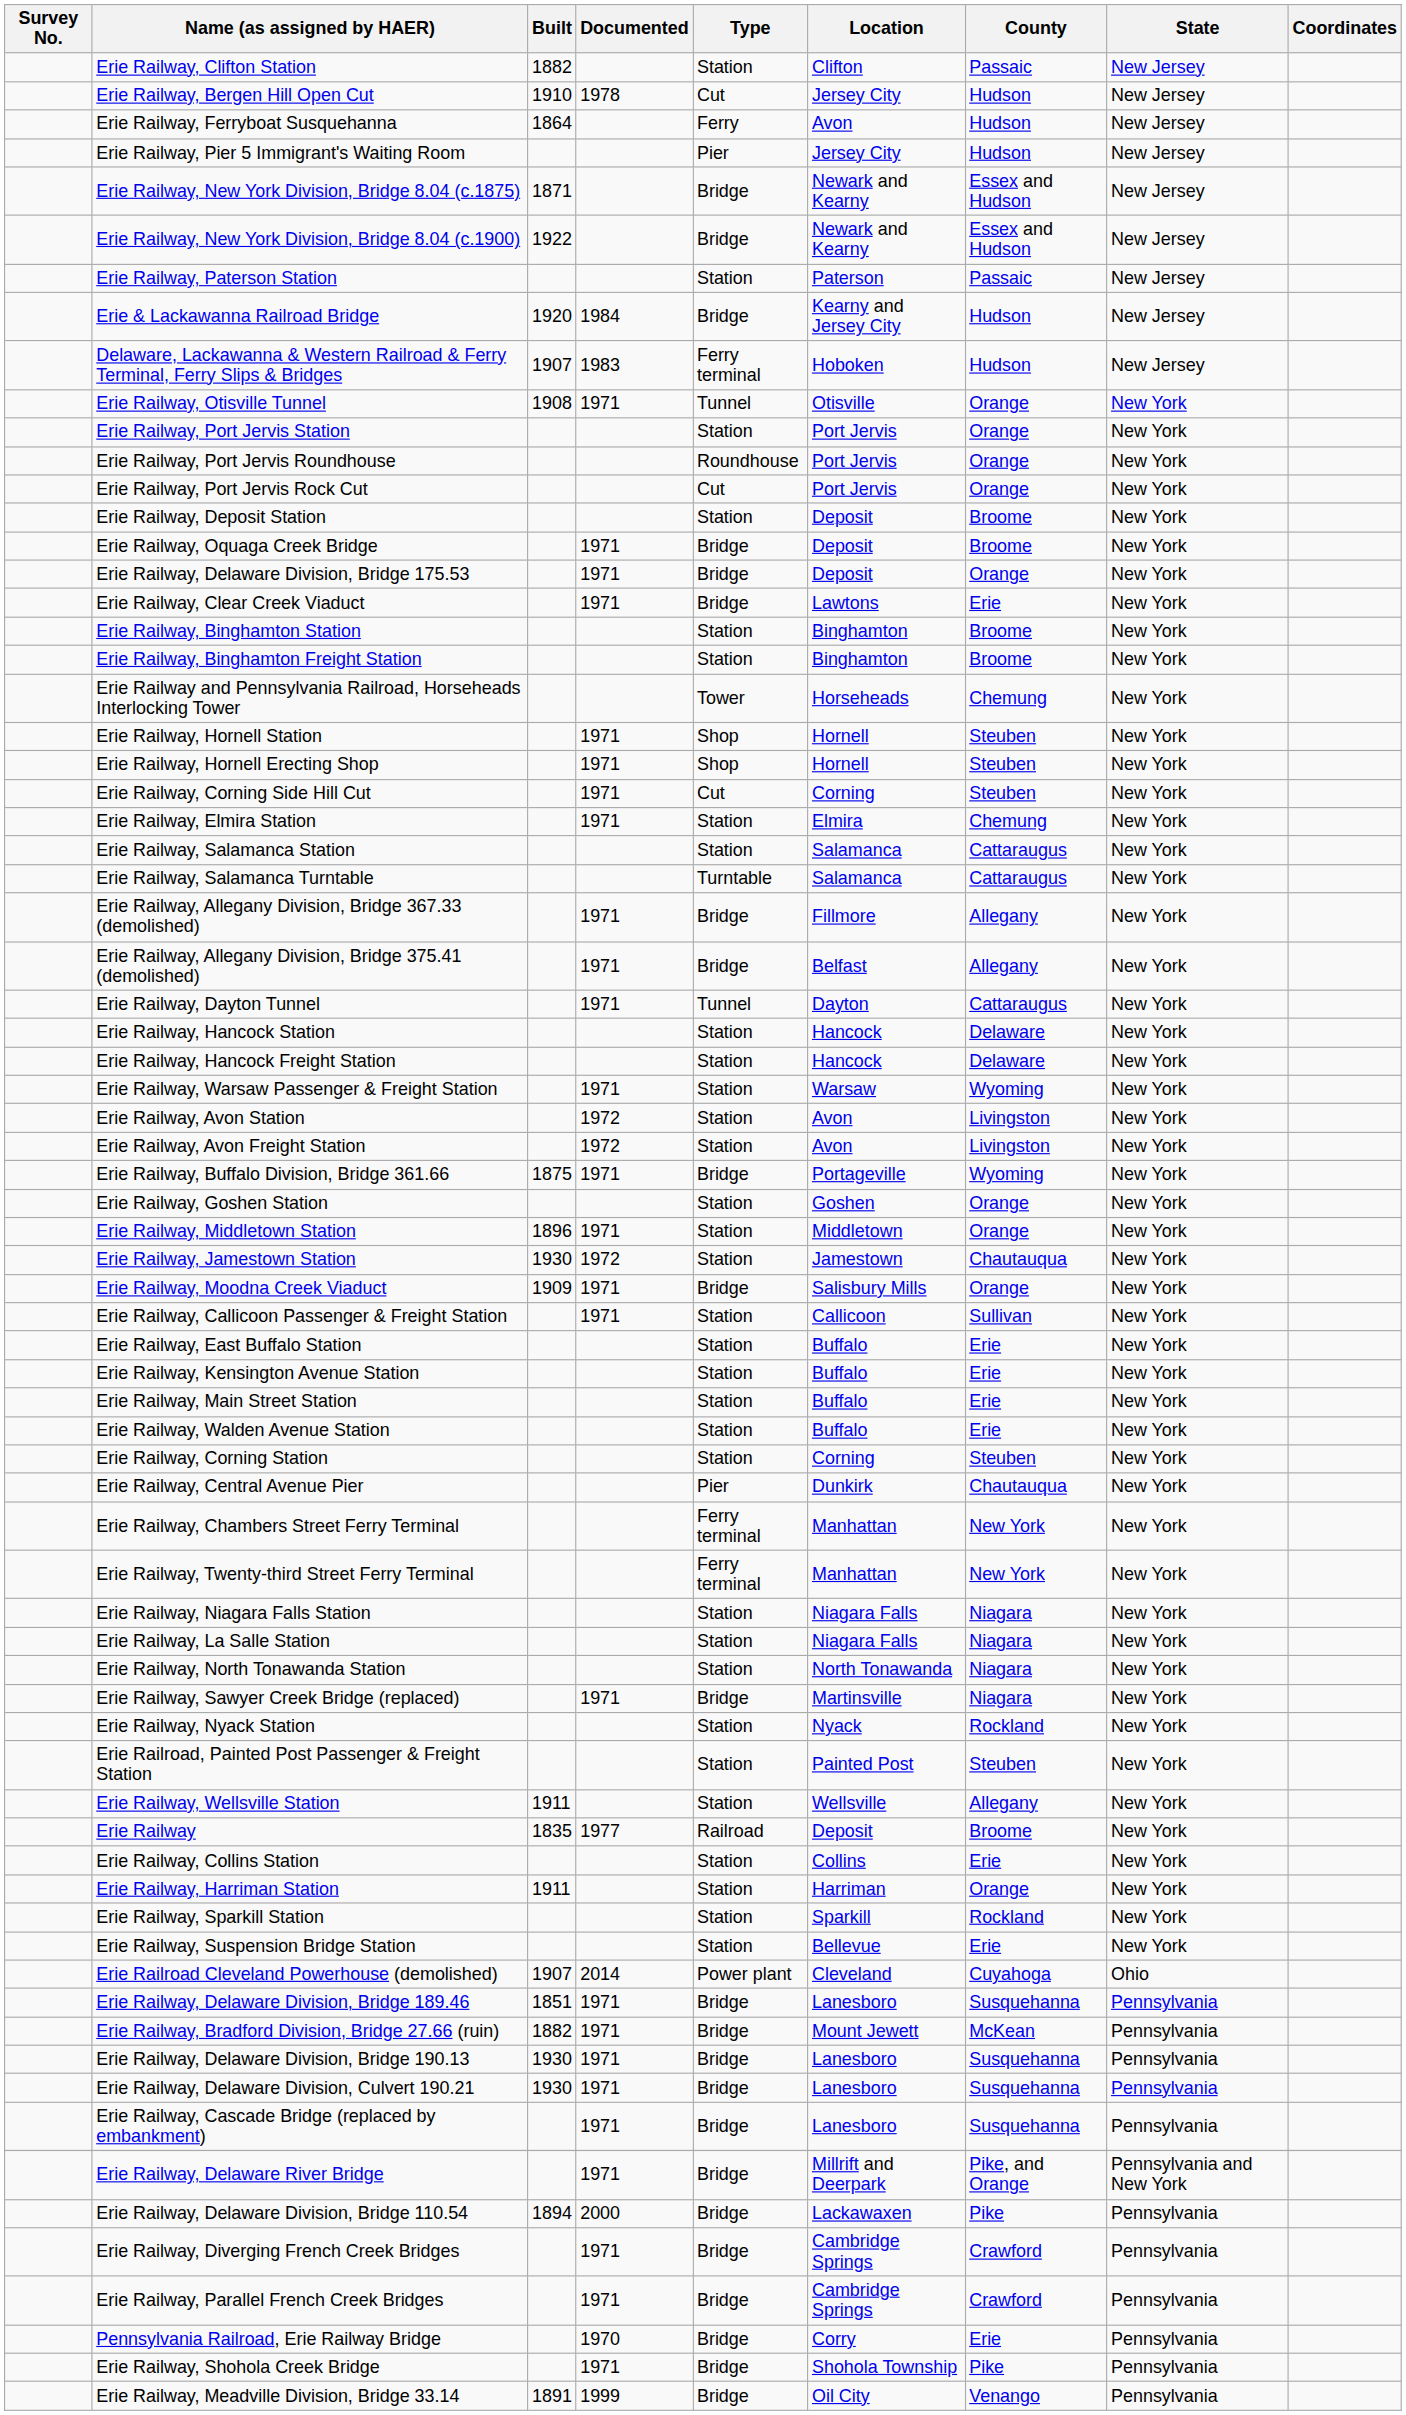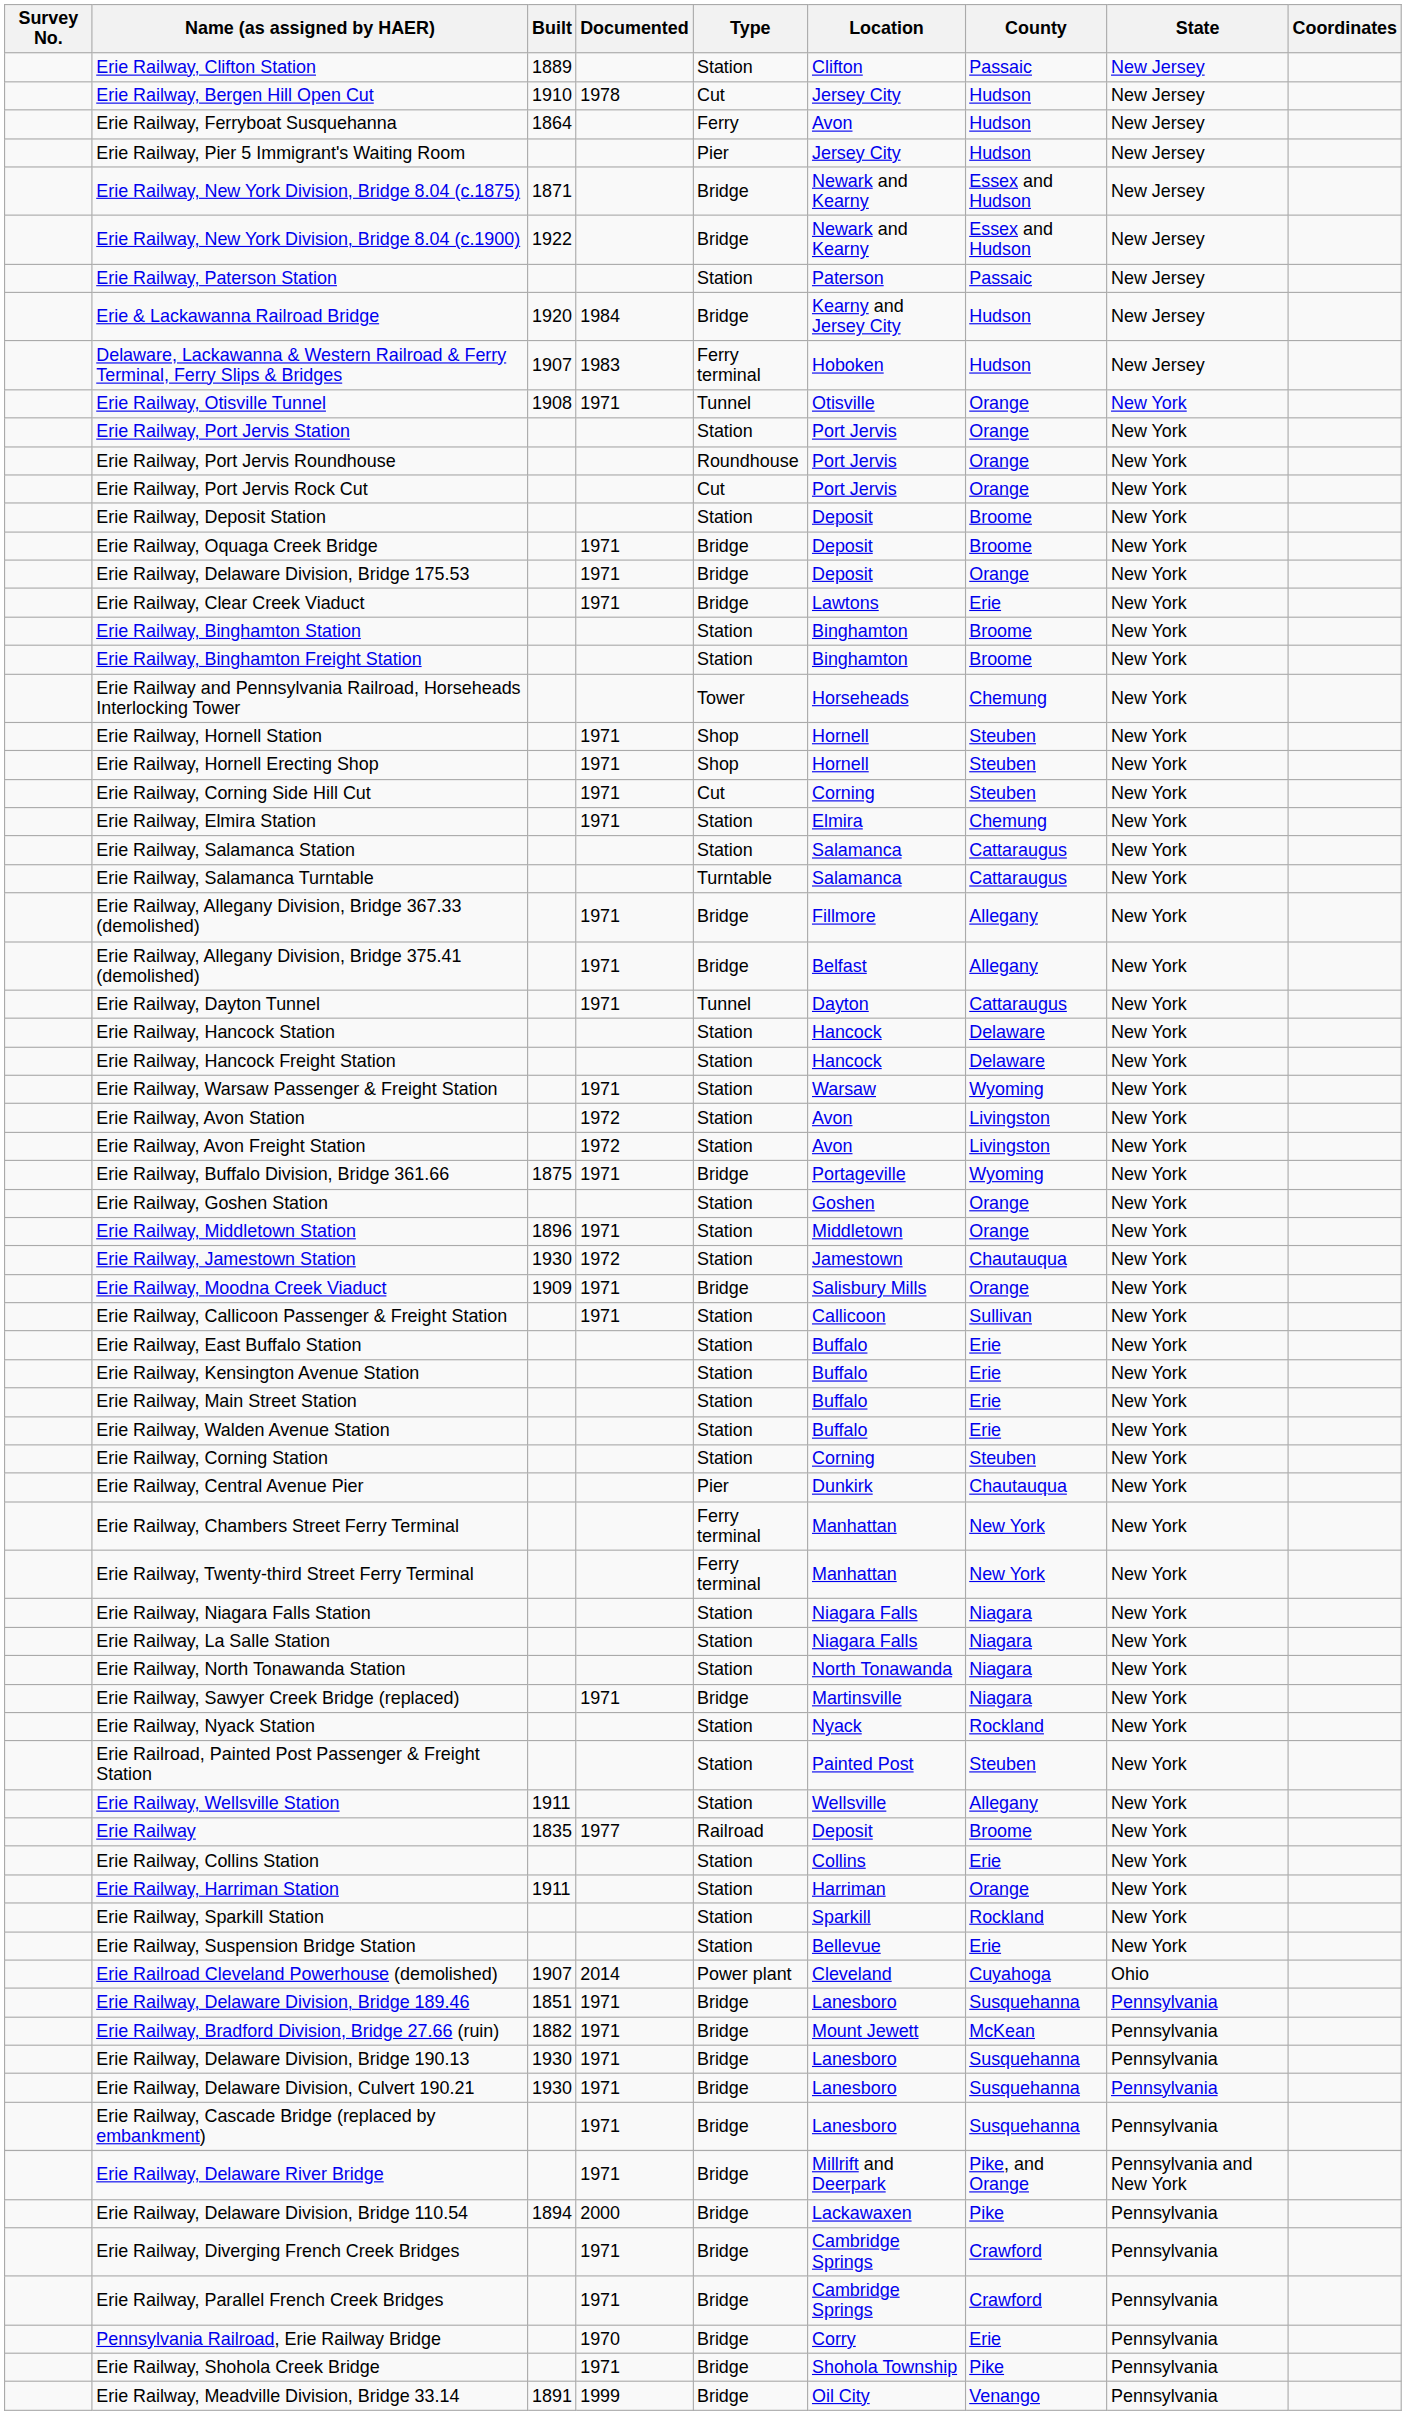(552, 67) 1882 -> (552, 67) 1889
